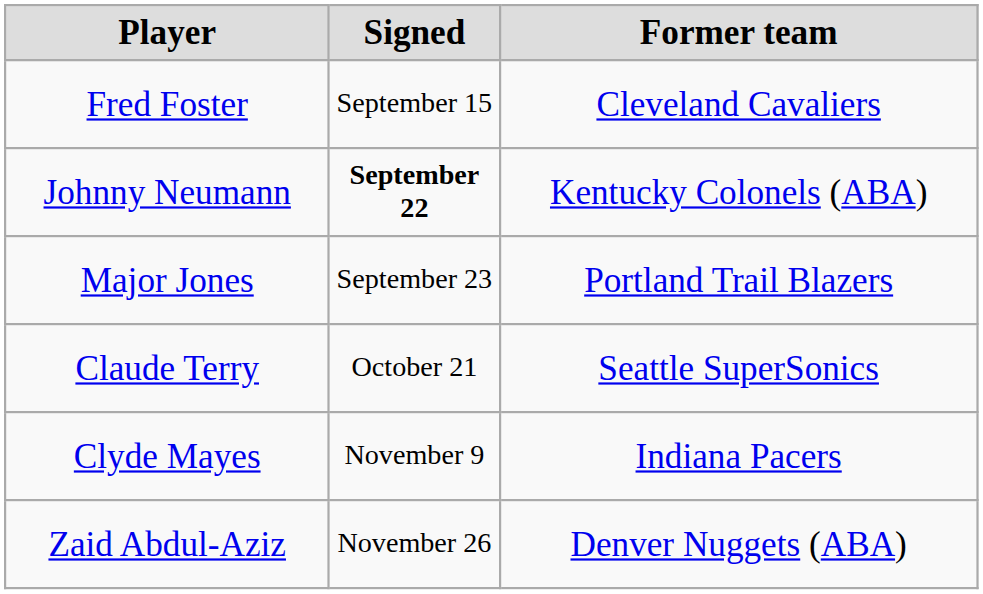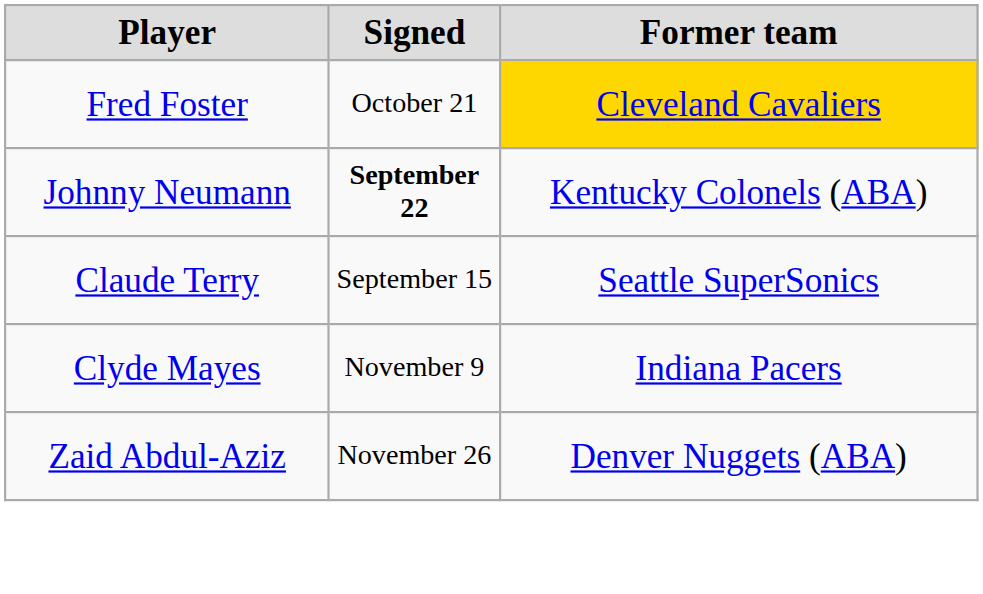(414, 104) September 15 -> (414, 104) October 21
(739, 104) no background -> (739, 104) gold background
- row: (167, 280)
(414, 368) October 21 -> (414, 280) September 15
